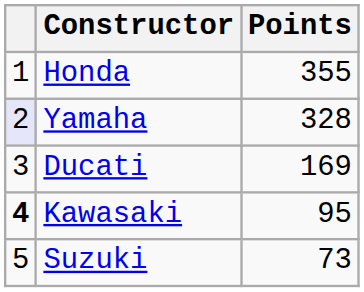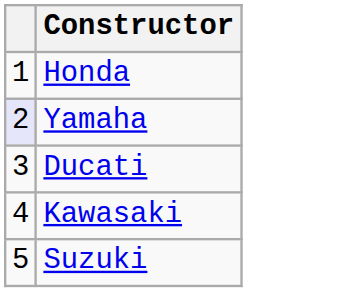- column: (300, 29)
(21, 215) bold -> (21, 215) normal
